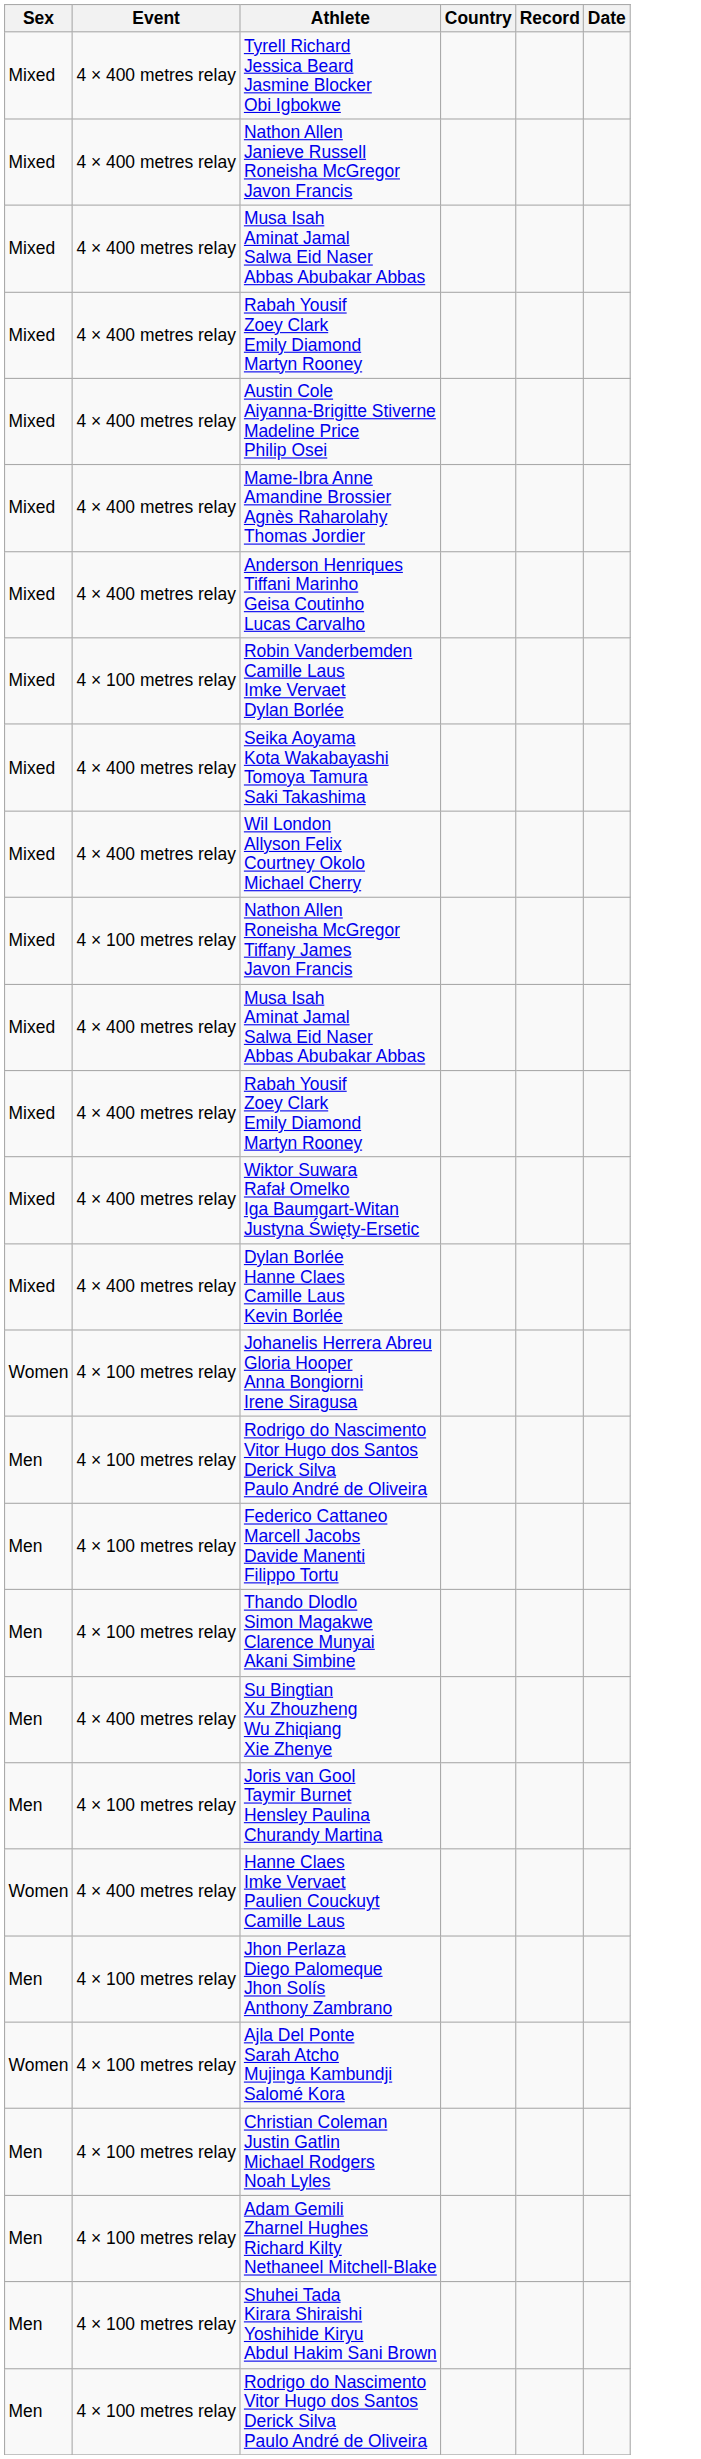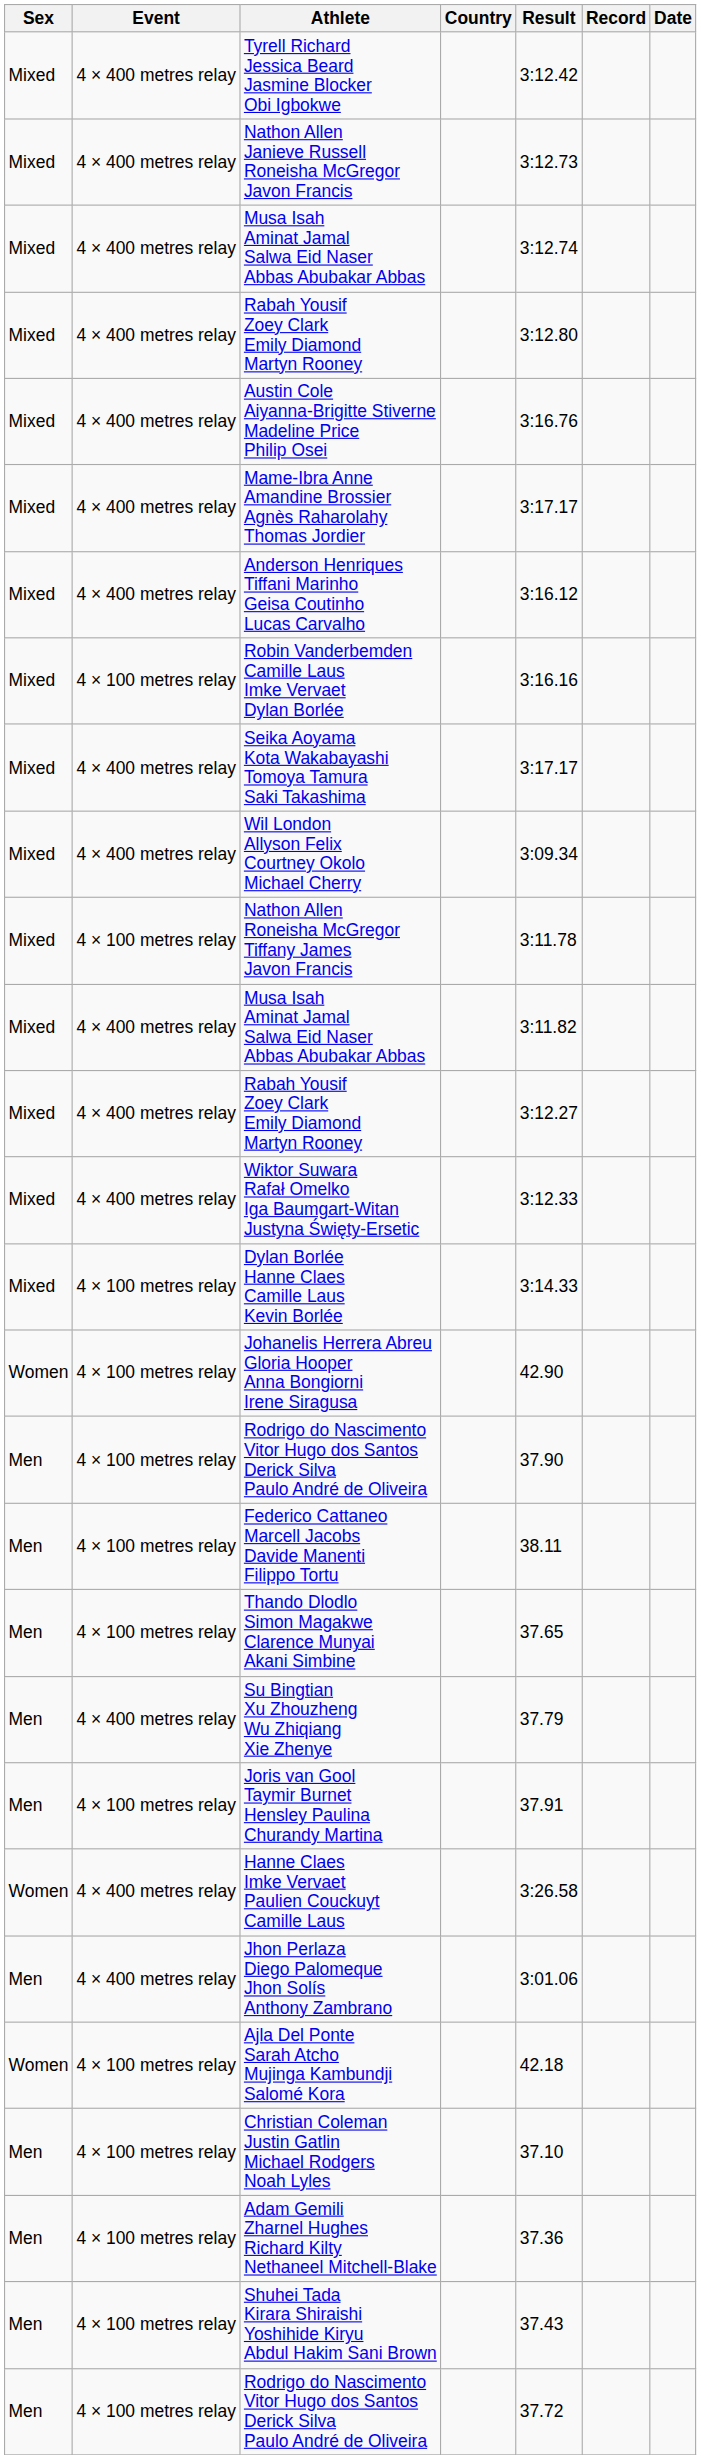+ column: (549, 18)
(156, 1286) 4 × 400 metres relay -> (156, 1286) 4 × 100 metres relay
(156, 1978) 4 × 100 metres relay -> (156, 1978) 4 × 400 metres relay
